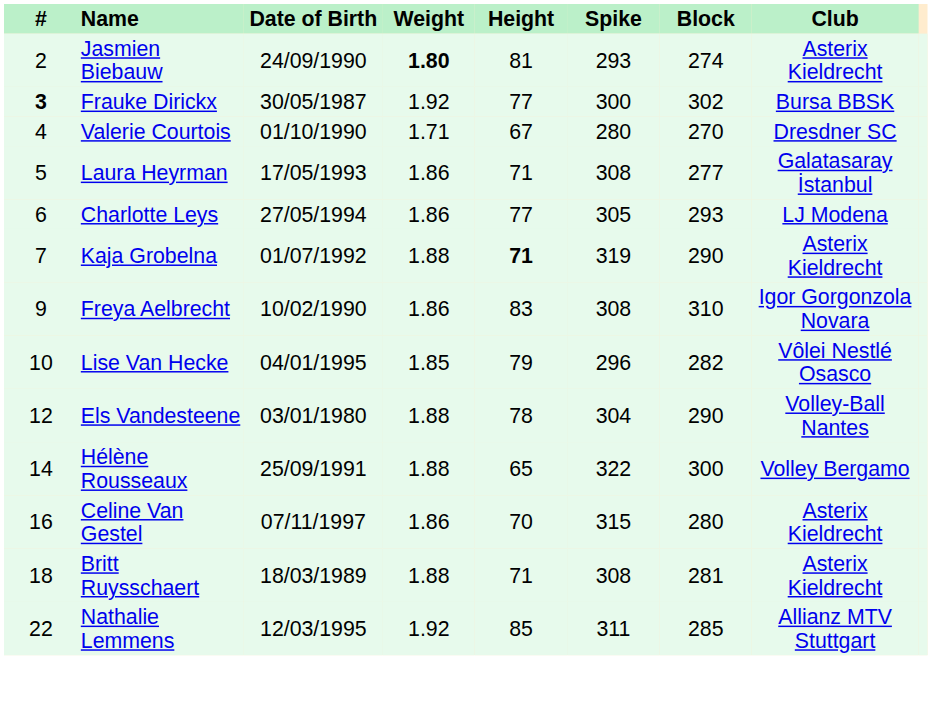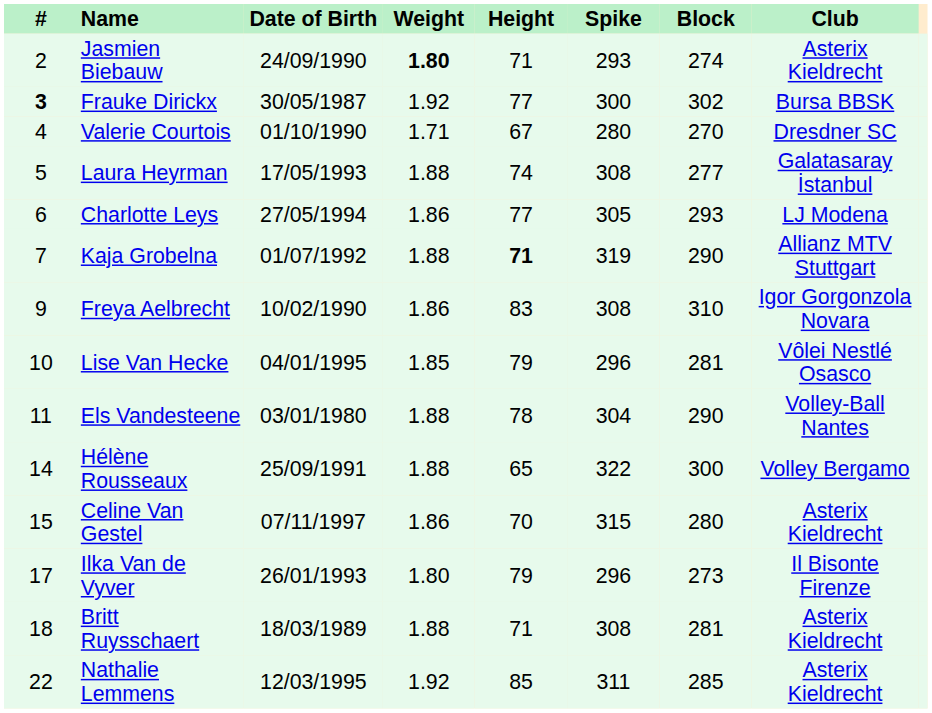(521, 60) 81 -> (521, 60) 71
(429, 173) 1.86 -> (429, 173) 1.88
(521, 173) 71 -> (521, 173) 74
(835, 256) Asterix Kieldrecht -> (835, 256) Allianz MTV Stuttgart
(706, 362) 282 -> (706, 362) 281
(41, 415) 12 -> (41, 415) 11
(41, 522) 16 -> (41, 522) 15
+ row: (133, 575)
(835, 629) Allianz MTV Stuttgart -> (835, 682) Asterix Kieldrecht
